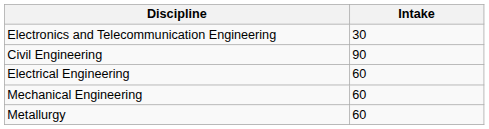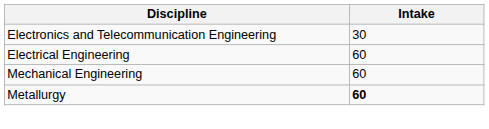- row: (55, 54)
(359, 114) normal -> (359, 94) bold
